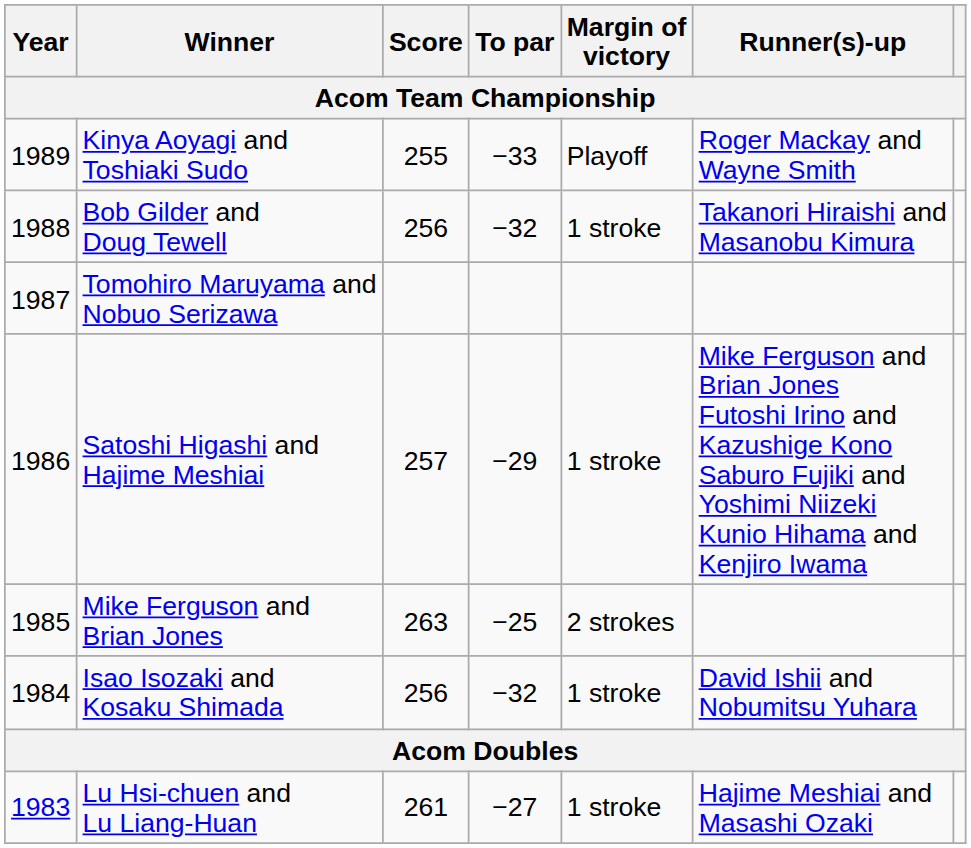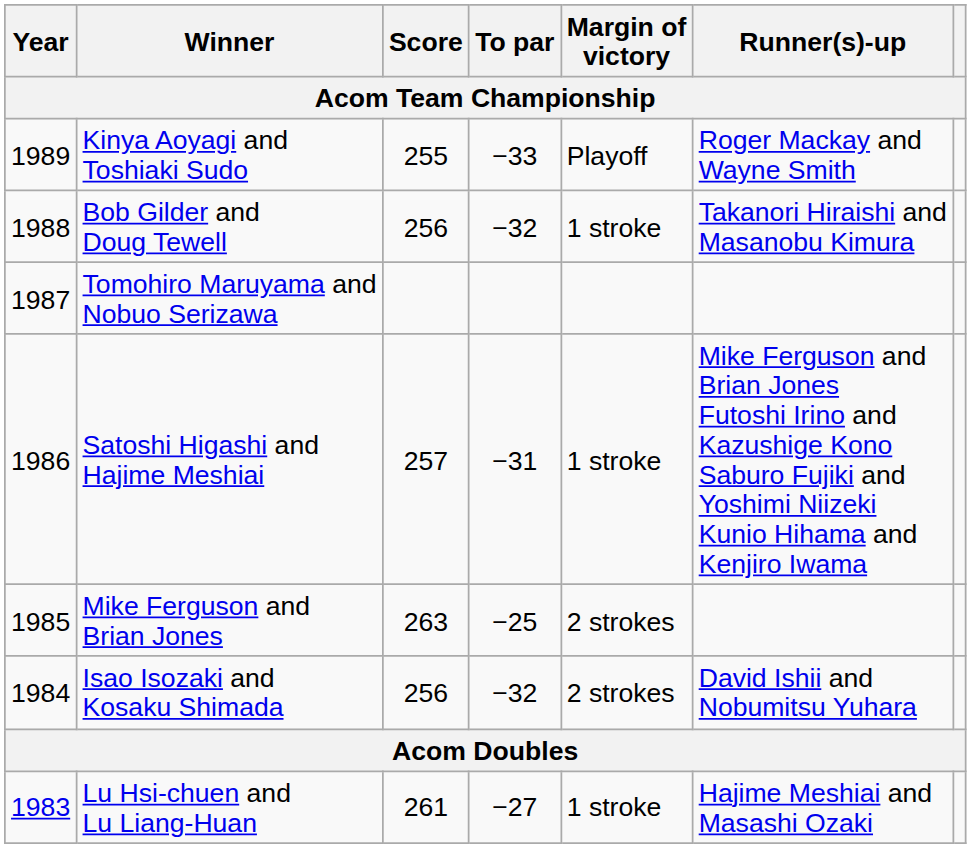(515, 460) −29 -> (515, 460) −31
(614, 693) 1 stroke -> (621, 693) 2 strokes
